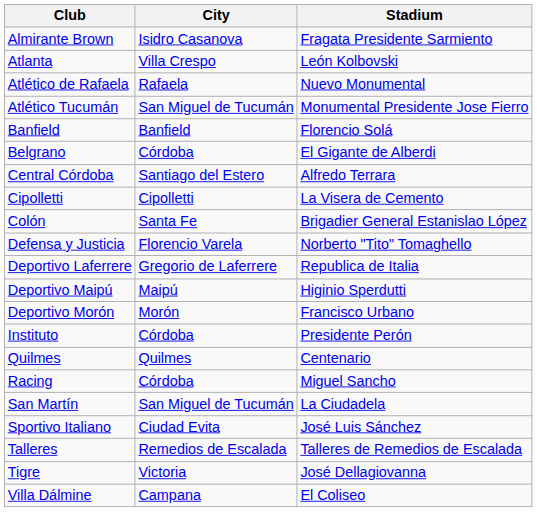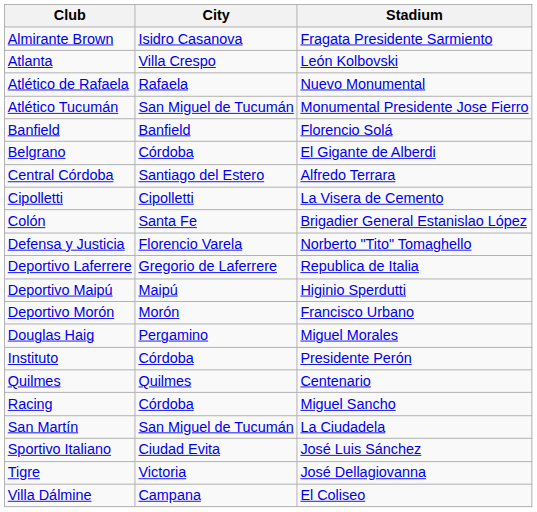+ row: (51, 335)
- row: (33, 449)
